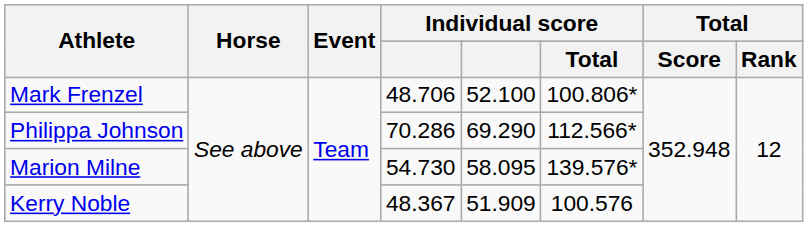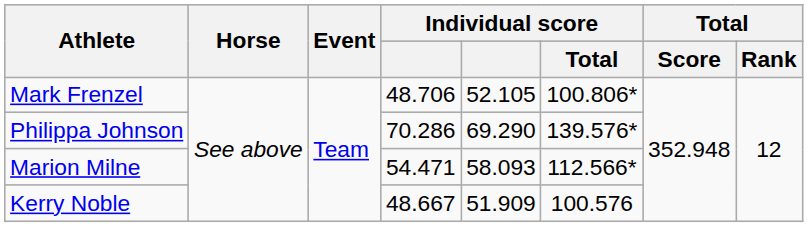(501, 95) 52.100 -> (501, 95) 52.105
(592, 131) 112.566* -> (592, 131) 139.576*
(421, 167) 54.730 -> (421, 167) 54.471
(501, 167) 58.095 -> (501, 167) 58.093
(592, 167) 139.576* -> (592, 167) 112.566*
(421, 203) 48.367 -> (421, 203) 48.667
